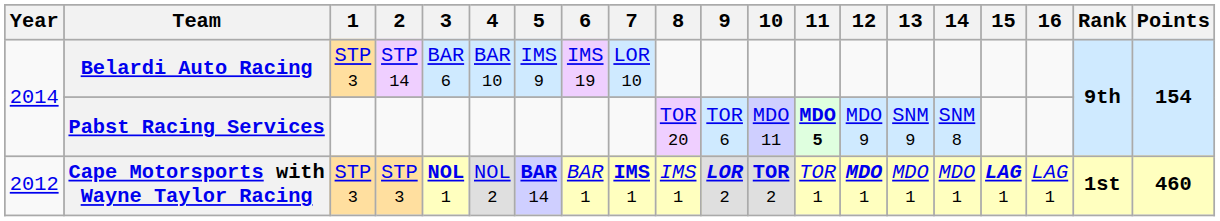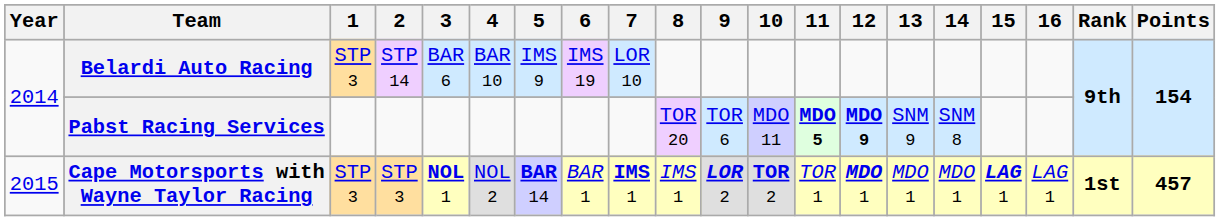(864, 126) normal -> (864, 127) bold
(34, 185) 2012 -> (34, 185) 2015
(1173, 185) 460 -> (1173, 185) 457
